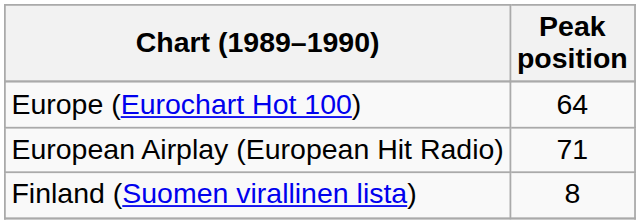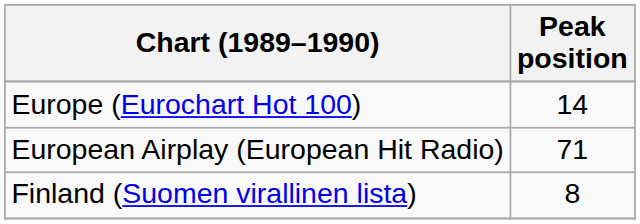(572, 104) 64 -> (572, 104) 14
